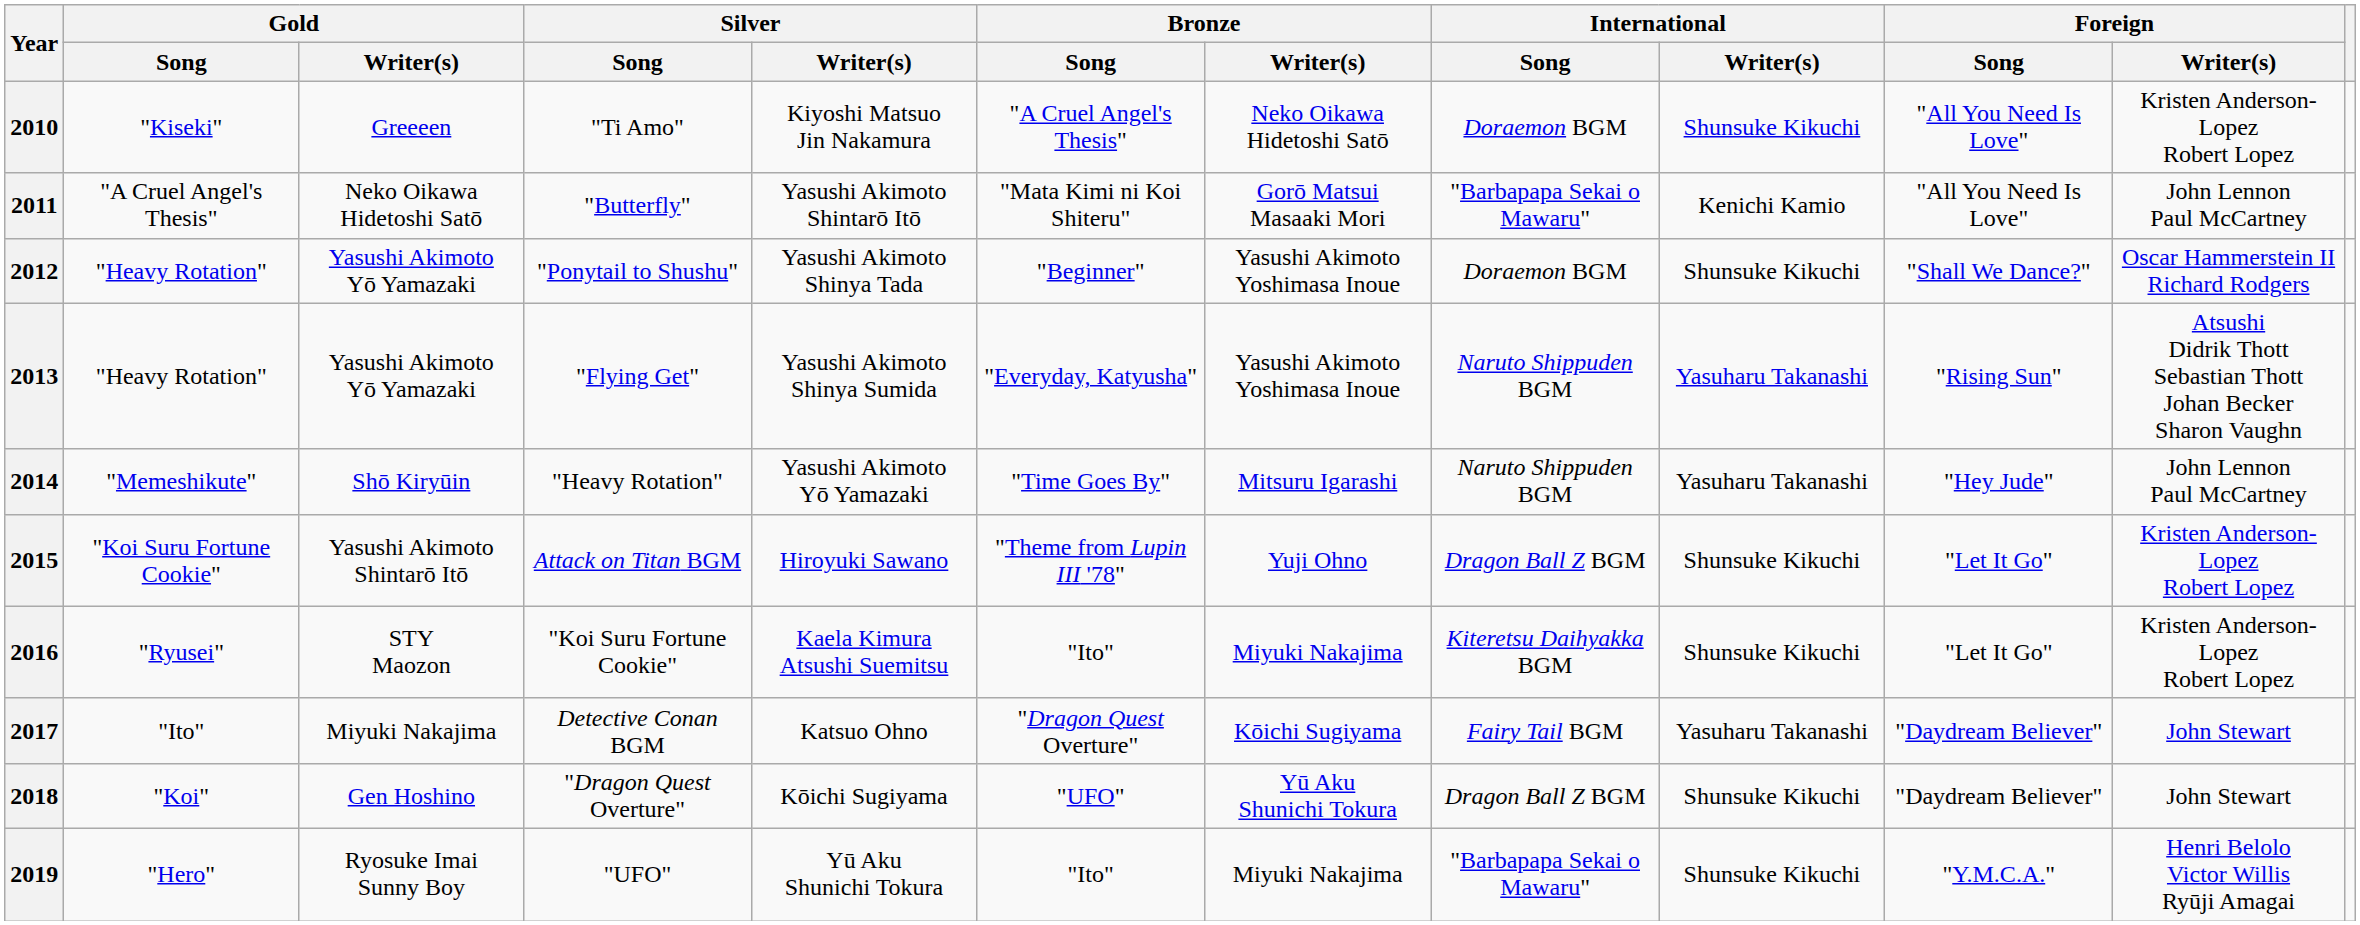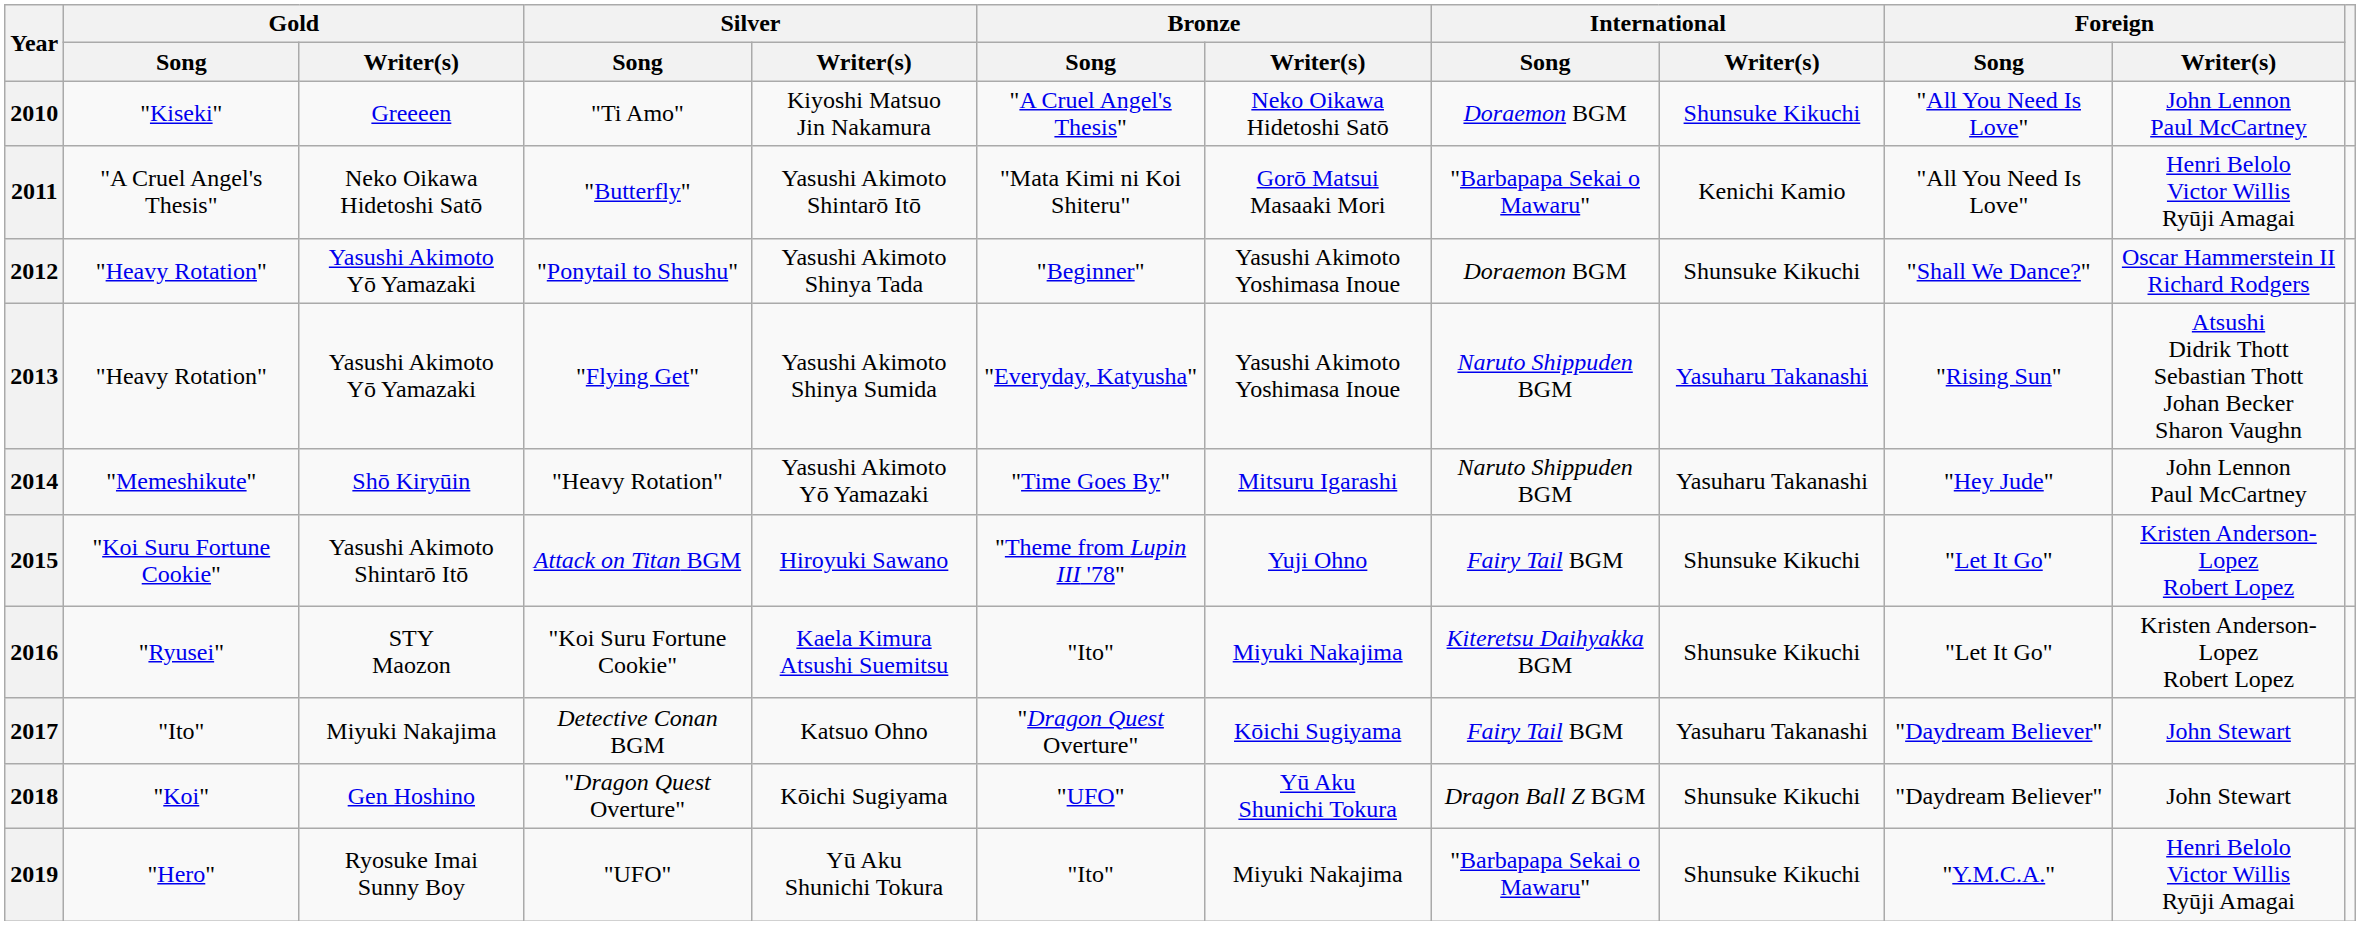(2229, 126) Kristen Anderson-Lopez Robert Lopez -> (2229, 113) John Lennon Paul McCartney
(2229, 205) John Lennon Paul McCartney -> (2229, 191) Henri Belolo Victor Willis Ryūji Amagai
(1545, 559) Dragon Ball Z BGM -> (1545, 559) Fairy Tail BGM
